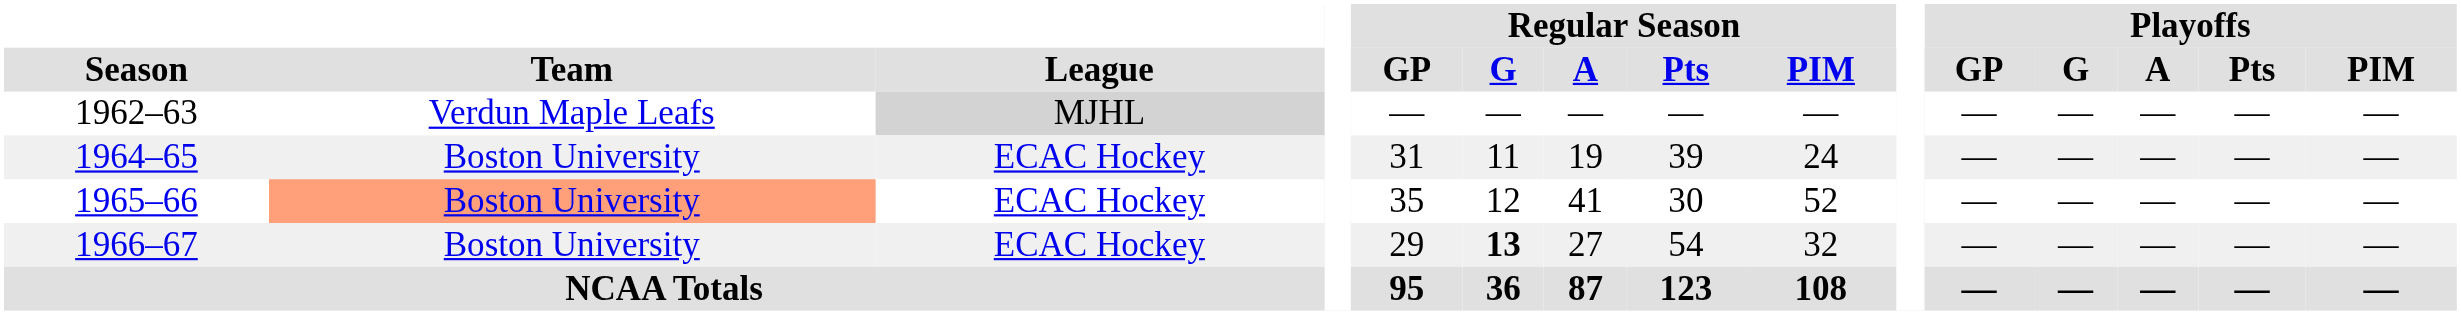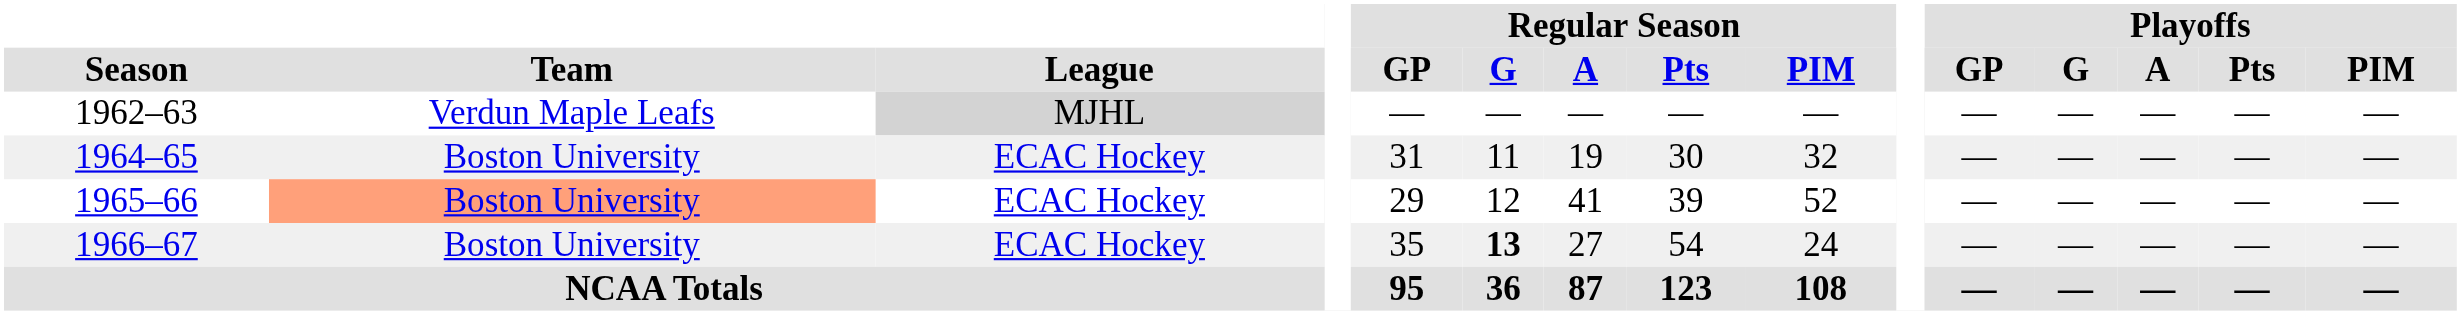(1686, 156) 39 -> (1686, 156) 30
(1821, 156) 24 -> (1821, 156) 32
(1407, 200) 35 -> (1407, 200) 29
(1686, 200) 30 -> (1686, 200) 39
(1407, 244) 29 -> (1407, 244) 35
(1821, 244) 32 -> (1821, 244) 24
